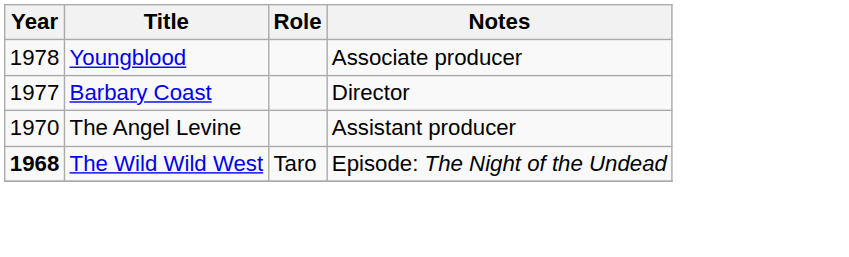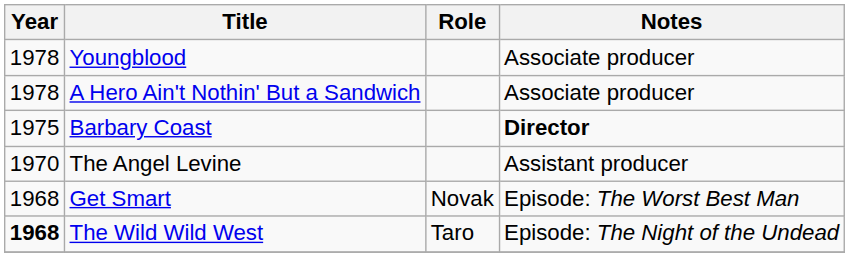+ row: (245, 92)
(35, 92) 1977 -> (35, 127) 1975
(371, 92) normal -> (547, 127) bold
+ row: (120, 198)
